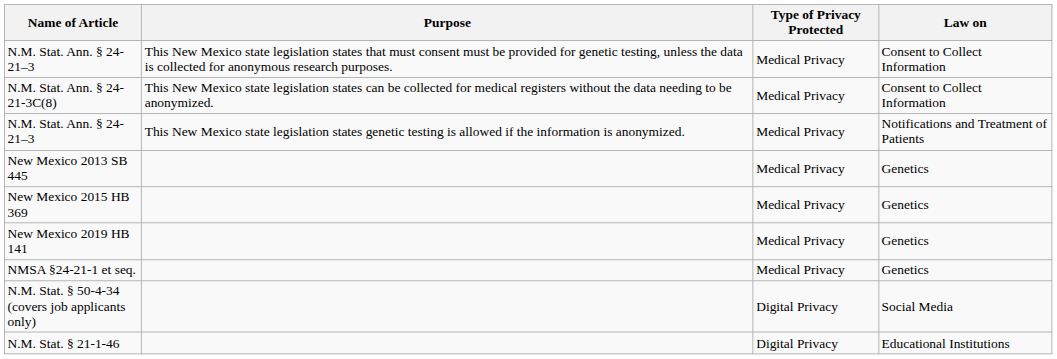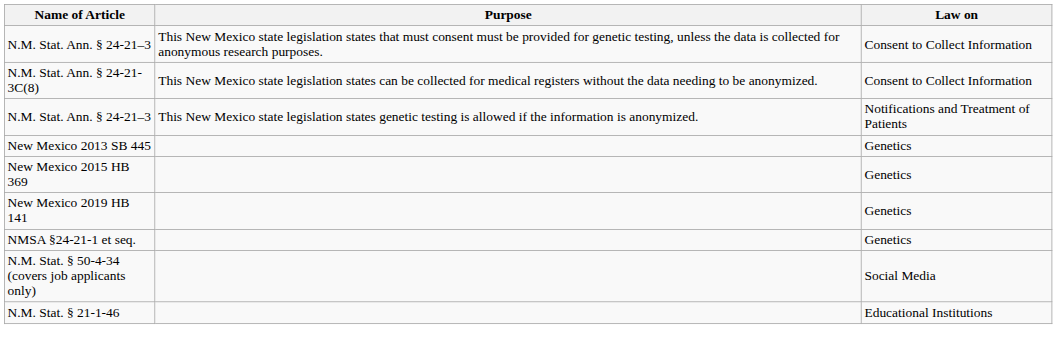- column: (816, 22)
